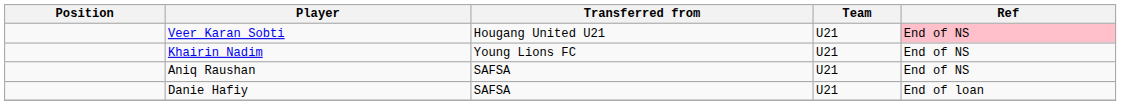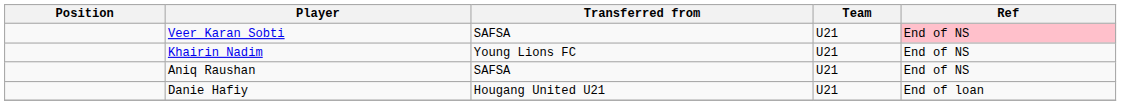(539, 33) Hougang United U21 -> (492, 33) SAFSA
(492, 91) SAFSA -> (539, 91) Hougang United U21
